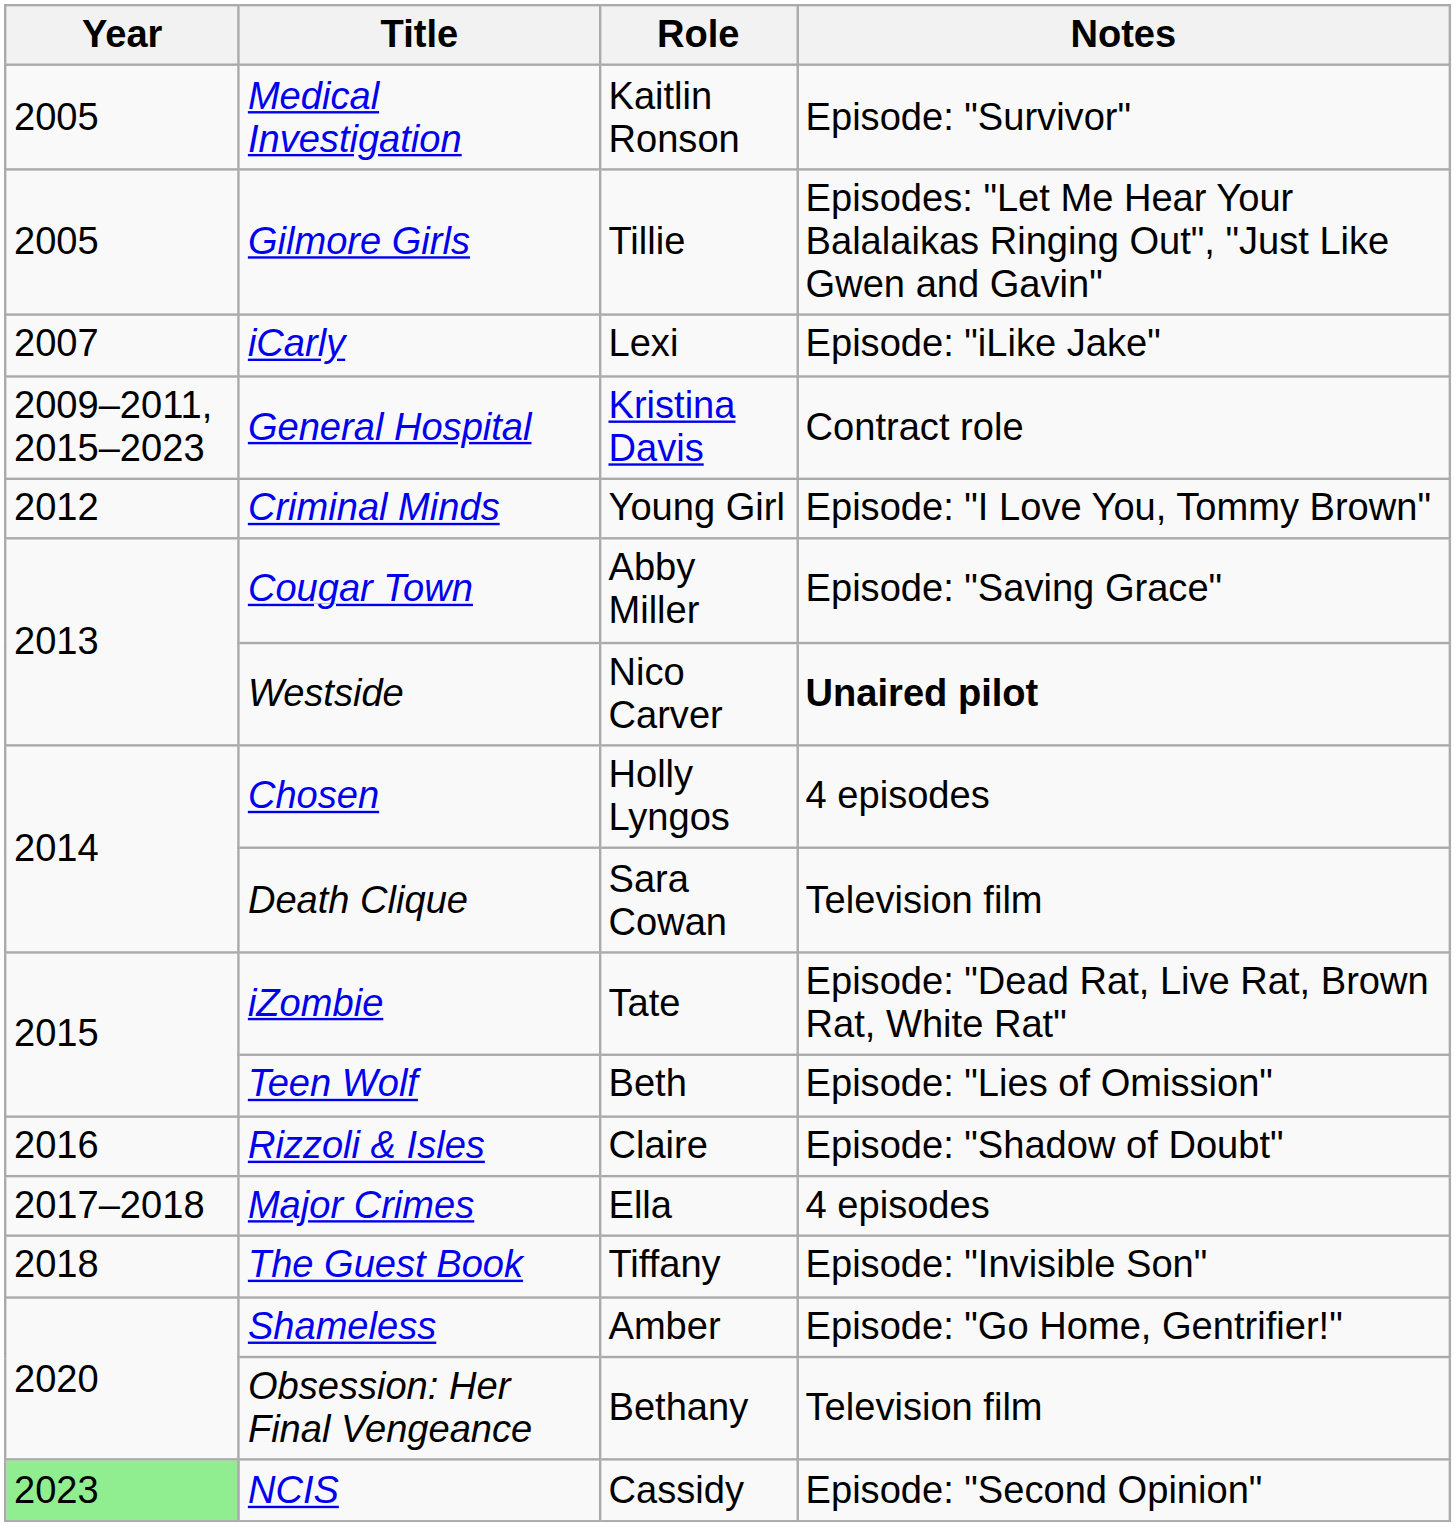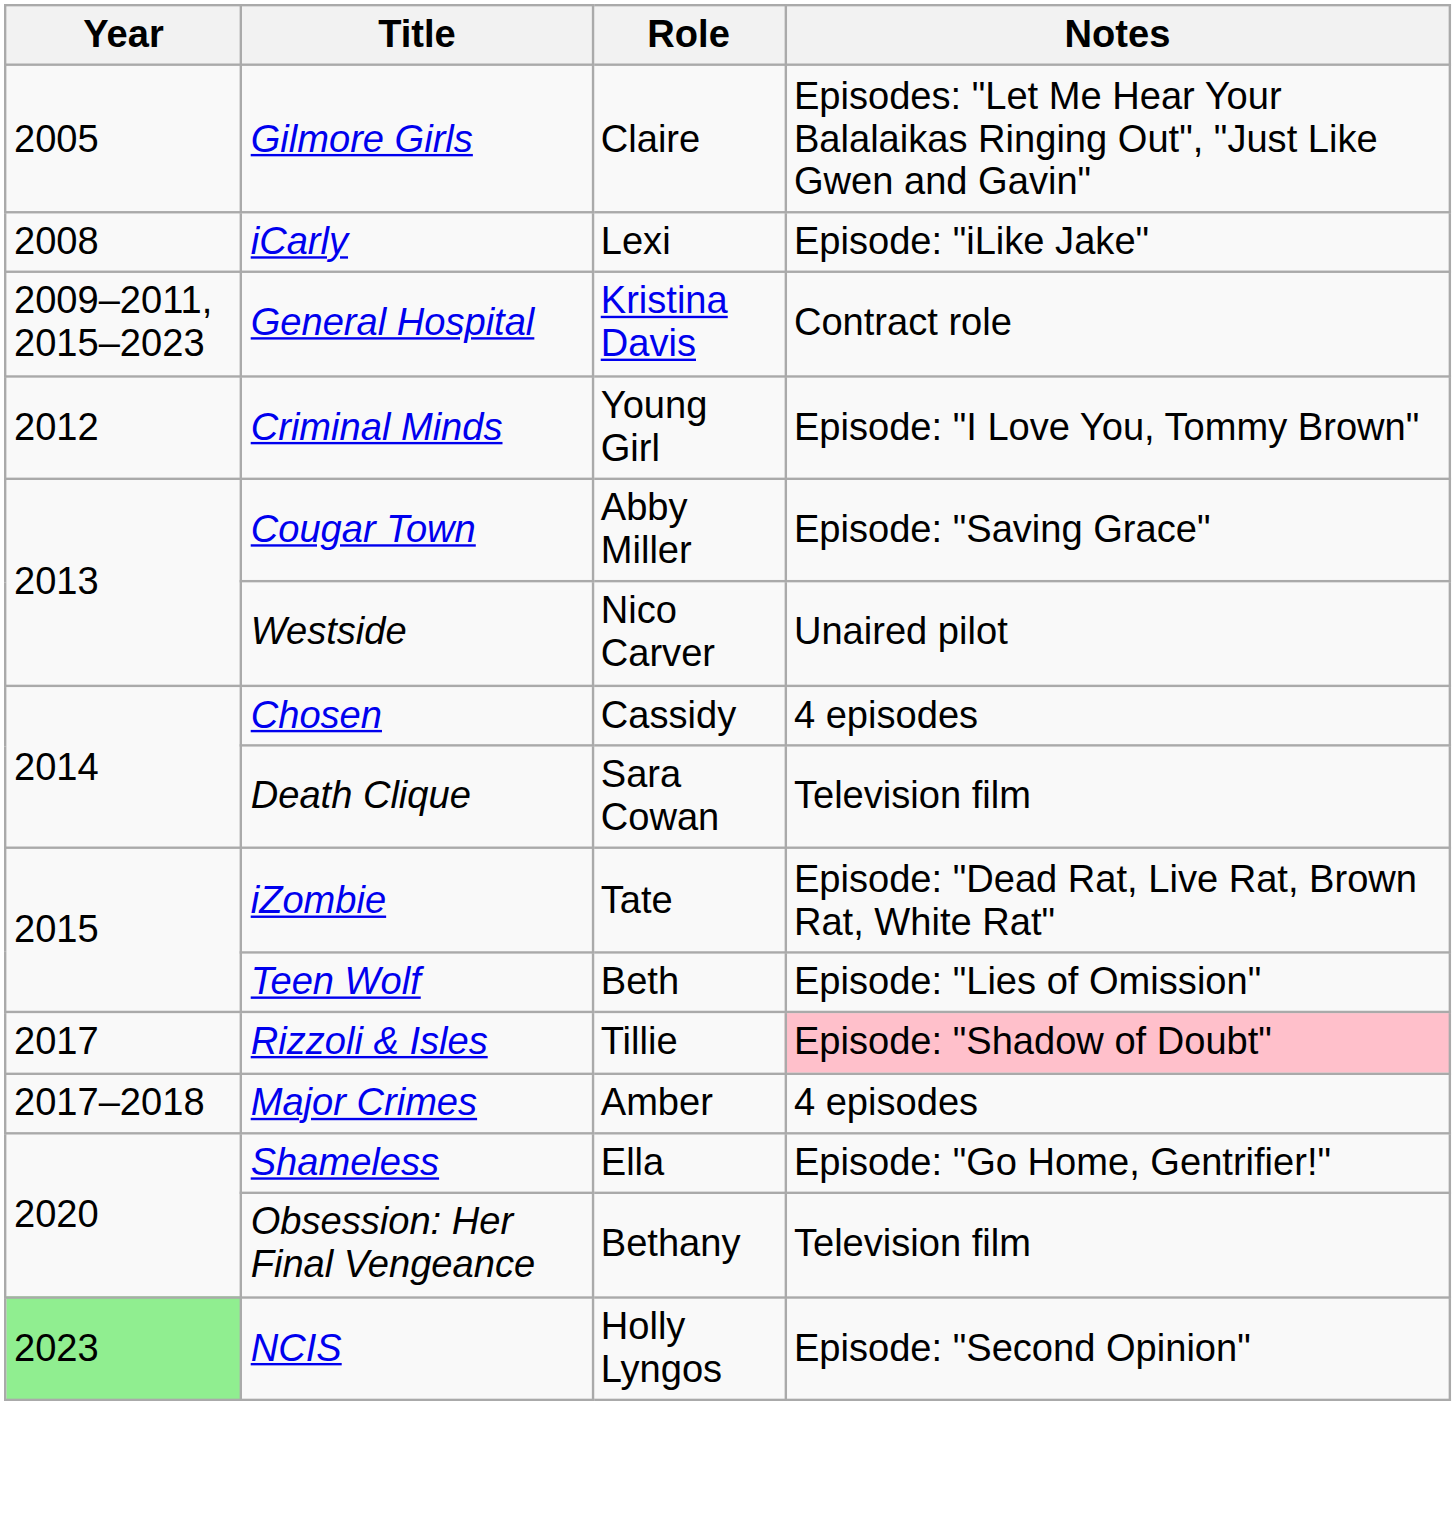- row: (355, 116)
(647, 241) Tillie -> (650, 137) Claire
(56, 344) 2007 -> (56, 241) 2008
(922, 693) bold -> (901, 632) normal
(669, 796) Holly Lyngos -> (668, 714) Cassidy
(56, 1144) 2016 -> (56, 1041) 2017
(658, 1144) Claire -> (639, 1041) Tillie
(1045, 1144) no background -> (1033, 1041) pink background
(640, 1205) Ella -> (657, 1102) Amber
- row: (385, 1265)
(665, 1326) Amber -> (633, 1162) Ella
(676, 1489) Cassidy -> (661, 1347) Holly Lyngos
